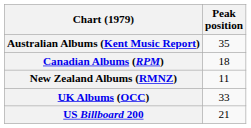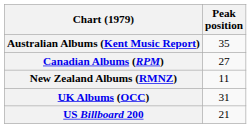(224, 61) 18 -> (224, 61) 27
(224, 97) 33 -> (224, 97) 31
